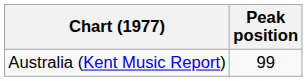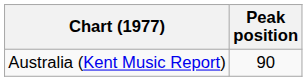(266, 62) 99 -> (266, 62) 90
